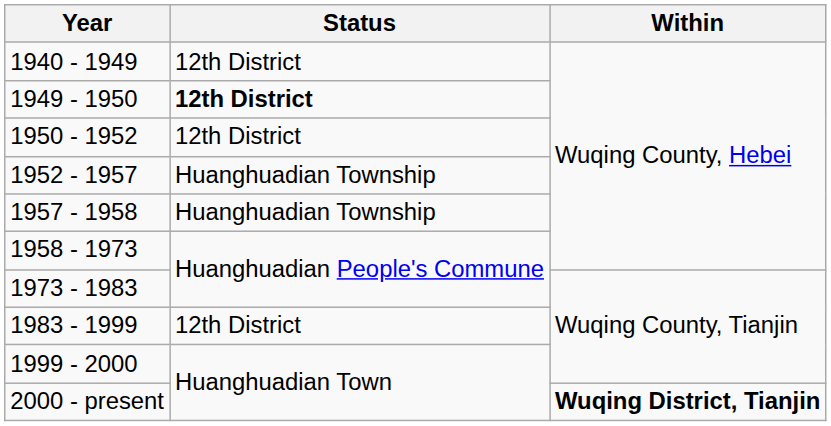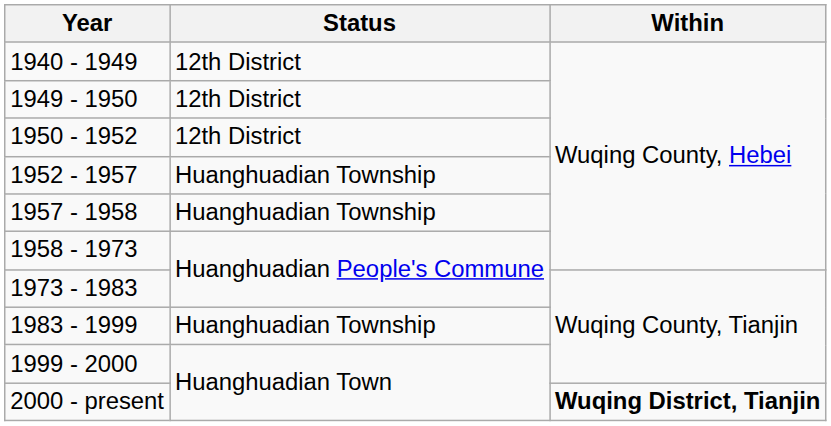(244, 99) bold -> (238, 99) normal
(238, 325) 12th District -> (305, 325) Huanghuadian Township
